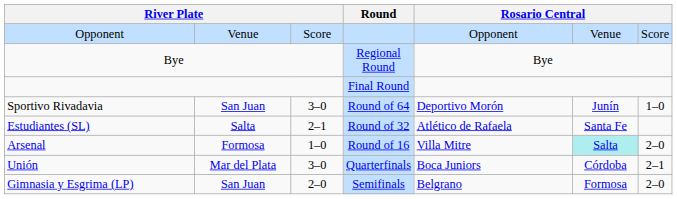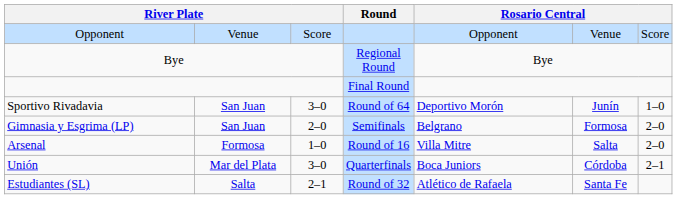rows swapped: (48, 125) <-> (70, 184)
(605, 145) paleturquoise background -> (605, 145) no background
